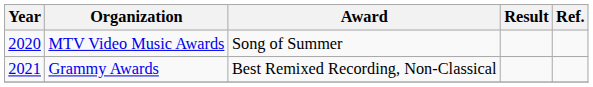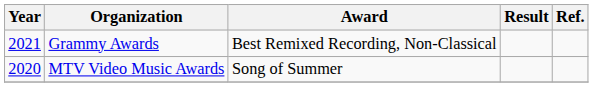rows swapped: (136, 43) <-> (104, 69)
